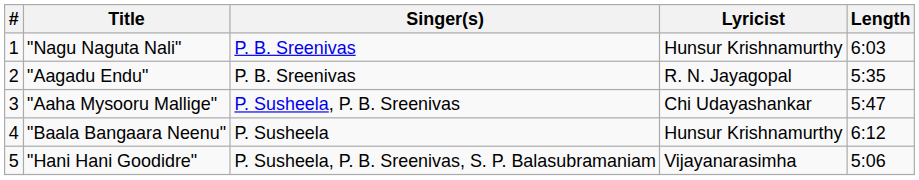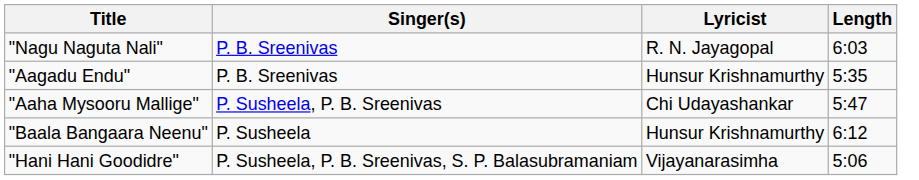- column: (14, 19)
(753, 47) Hunsur Krishnamurthy -> (710, 47) R. N. Jayagopal
(728, 76) R. N. Jayagopal -> (735, 76) Hunsur Krishnamurthy
